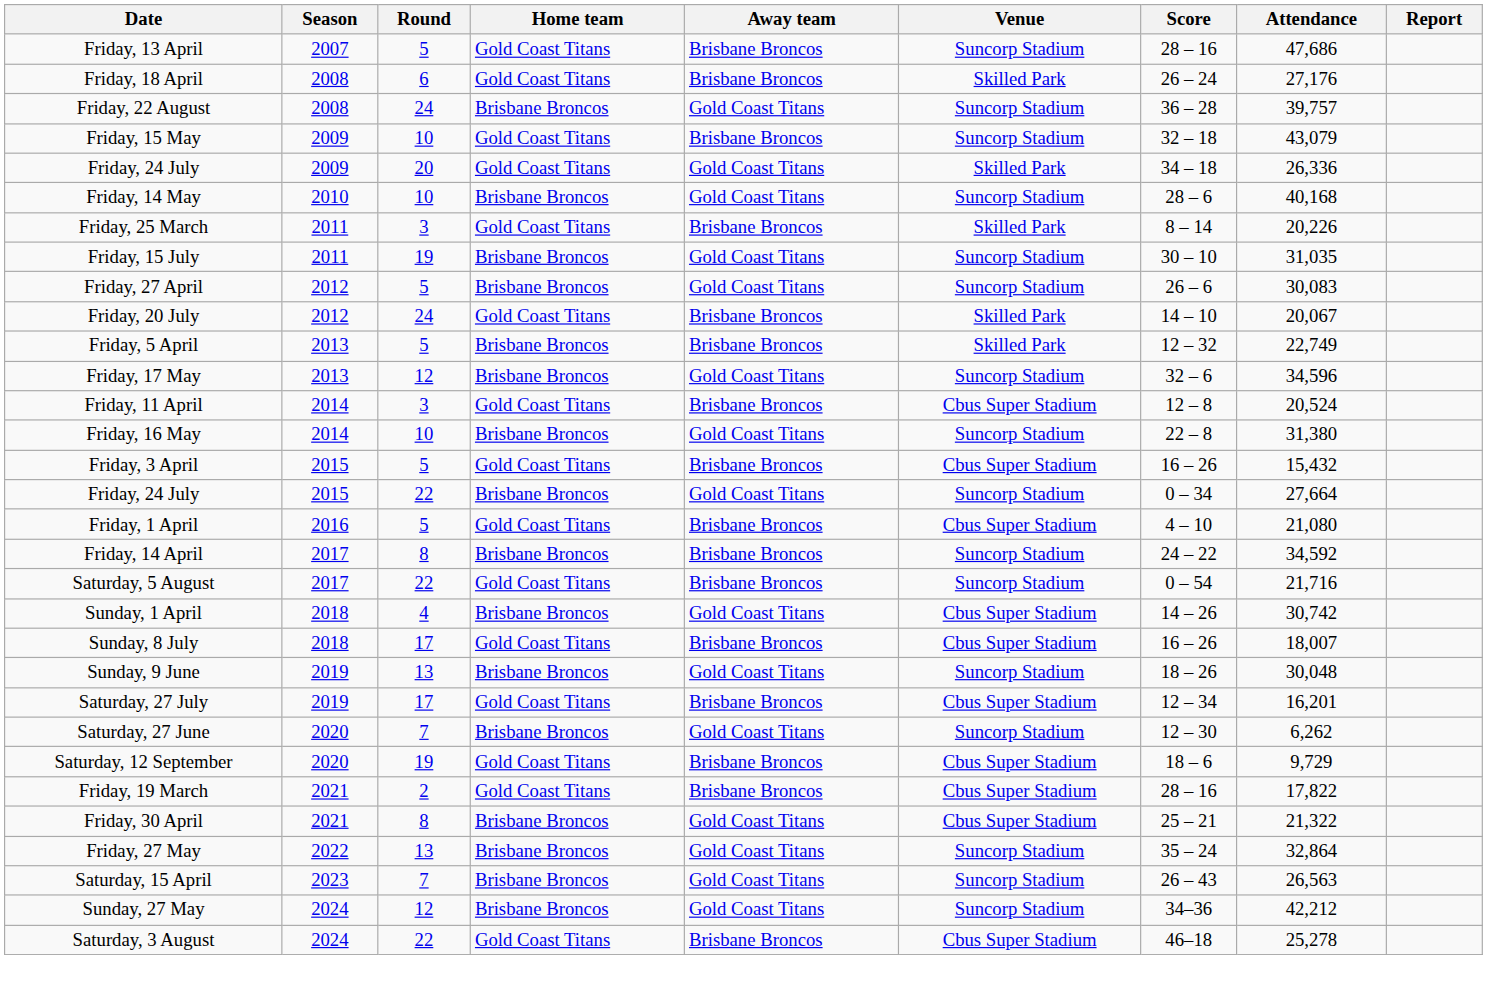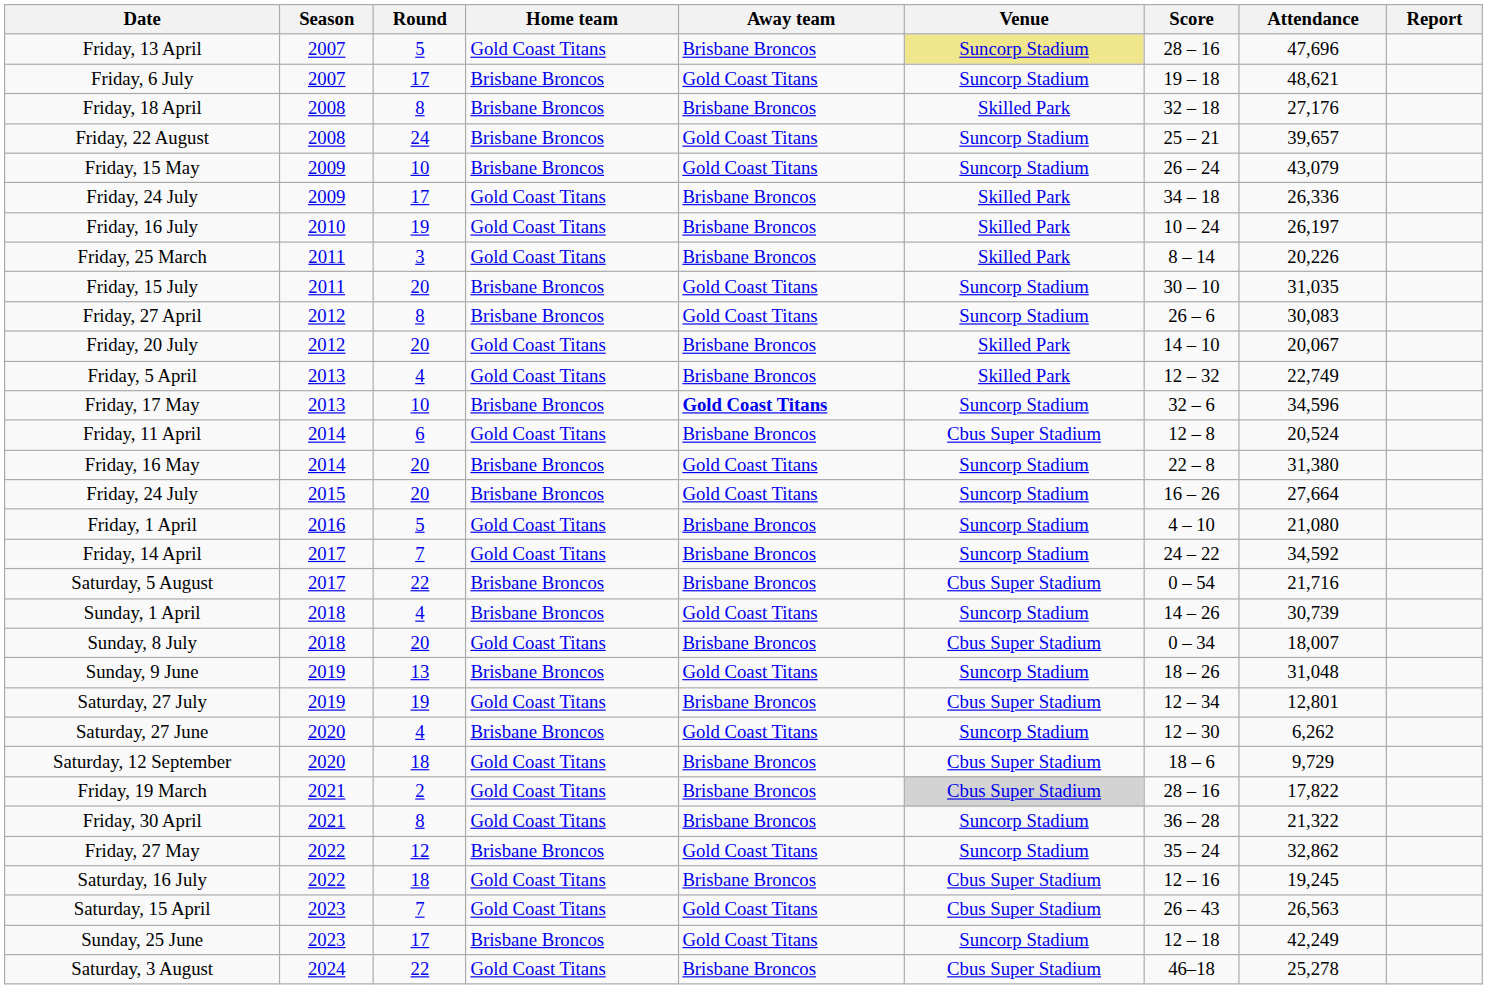(1020, 49) no background -> (1024, 49) khaki background
(1311, 49) 47,686 -> (1313, 49) 47,696
+ row: (142, 78)
(424, 78) 6 -> (420, 108) 8
(543, 78) Gold Coast Titans -> (537, 108) Brisbane Broncos
(1189, 78) 26 – 24 -> (1192, 108) 32 – 18
(1189, 108) 36 – 28 -> (1192, 138) 25 – 21
(1311, 108) 39,757 -> (1313, 138) 39,657
(543, 138) Gold Coast Titans -> (537, 167) Brisbane Broncos
(756, 138) Brisbane Broncos -> (750, 167) Gold Coast Titans
(1189, 138) 32 – 18 -> (1192, 167) 26 – 24
(424, 167) 20 -> (420, 197) 17
(757, 167) Gold Coast Titans -> (749, 197) Brisbane Broncos
- row: (144, 197)
+ row: (142, 227)
(424, 256) 19 -> (420, 286) 20
(424, 286) 5 -> (420, 316) 8
(424, 316) 24 -> (420, 345) 20
(424, 345) 5 -> (420, 375) 4
(542, 345) Brisbane Broncos -> (538, 375) Gold Coast Titans
(424, 375) 12 -> (420, 405) 10
(757, 375) normal -> (755, 405) bold
(424, 405) 3 -> (420, 434) 6
(424, 434) 10 -> (420, 464) 20
- row: (144, 464)
(424, 494) 22 -> (420, 494) 20
(1189, 494) 0 – 34 -> (1192, 494) 16 – 26
(1020, 524) Cbus Super Stadium -> (1024, 524) Suncorp Stadium
(424, 553) 8 -> (420, 553) 7
(542, 553) Brisbane Broncos -> (538, 553) Gold Coast Titans
(543, 583) Gold Coast Titans -> (537, 583) Brisbane Broncos
(1020, 583) Suncorp Stadium -> (1024, 583) Cbus Super Stadium
(1020, 613) Cbus Super Stadium -> (1024, 613) Suncorp Stadium
(1311, 613) 30,742 -> (1313, 613) 30,739
(424, 642) 17 -> (420, 642) 20
(1189, 642) 16 – 26 -> (1192, 642) 0 – 34
(1311, 672) 30,048 -> (1313, 672) 31,048
(424, 702) 17 -> (420, 702) 19
(1311, 702) 16,201 -> (1313, 702) 12,801
(424, 731) 7 -> (420, 731) 4
(424, 761) 19 -> (420, 761) 18
(1020, 791) no background -> (1024, 791) lightgrey background
(542, 820) Brisbane Broncos -> (538, 820) Gold Coast Titans
(757, 820) Gold Coast Titans -> (749, 820) Brisbane Broncos
(1020, 820) Cbus Super Stadium -> (1024, 820) Suncorp Stadium
(1189, 820) 25 – 21 -> (1192, 820) 36 – 28
(424, 850) 13 -> (420, 850) 12
(1311, 850) 32,864 -> (1313, 850) 32,862
+ row: (142, 880)
(542, 880) Brisbane Broncos -> (538, 910) Gold Coast Titans
(1020, 880) Suncorp Stadium -> (1024, 910) Cbus Super Stadium
+ row: (142, 939)
- row: (144, 910)
